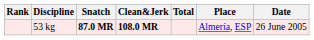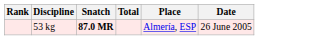- column: (143, 12)
